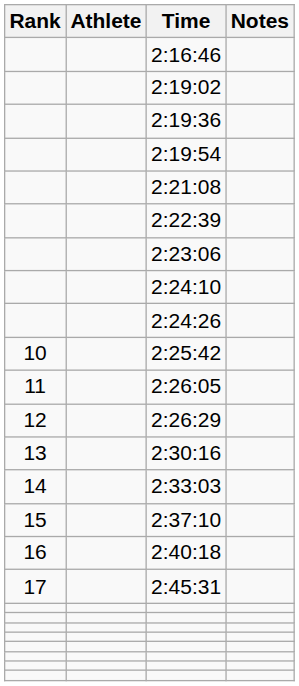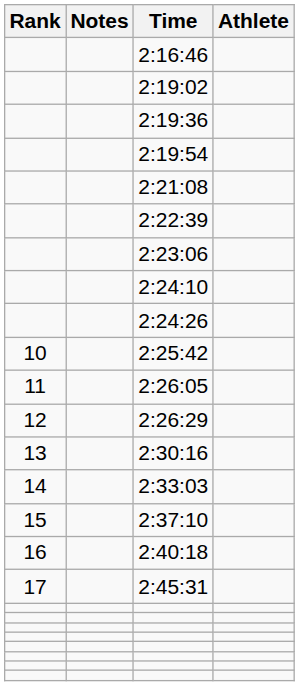columns swapped: (106, 21) <-> (260, 21)
